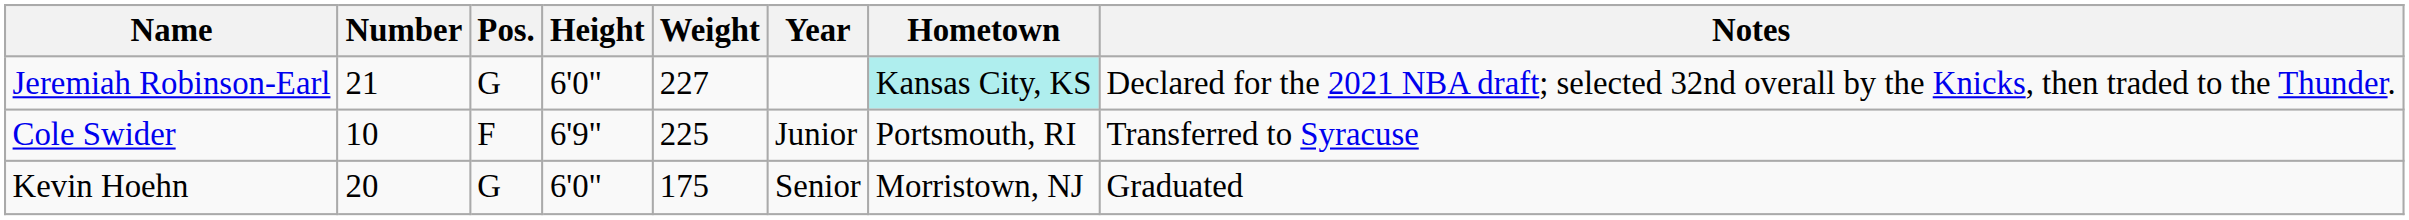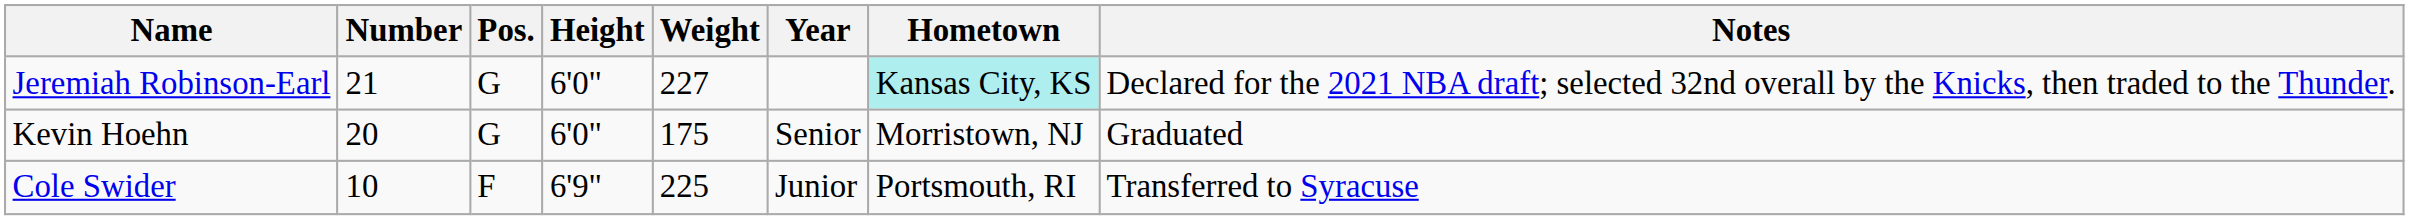rows swapped: (94, 134) <-> (100, 186)
